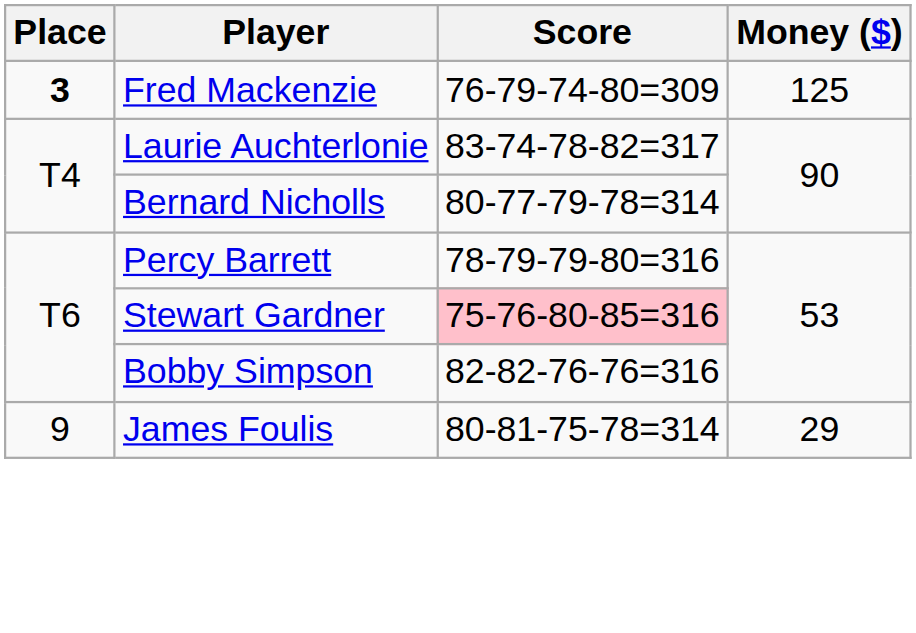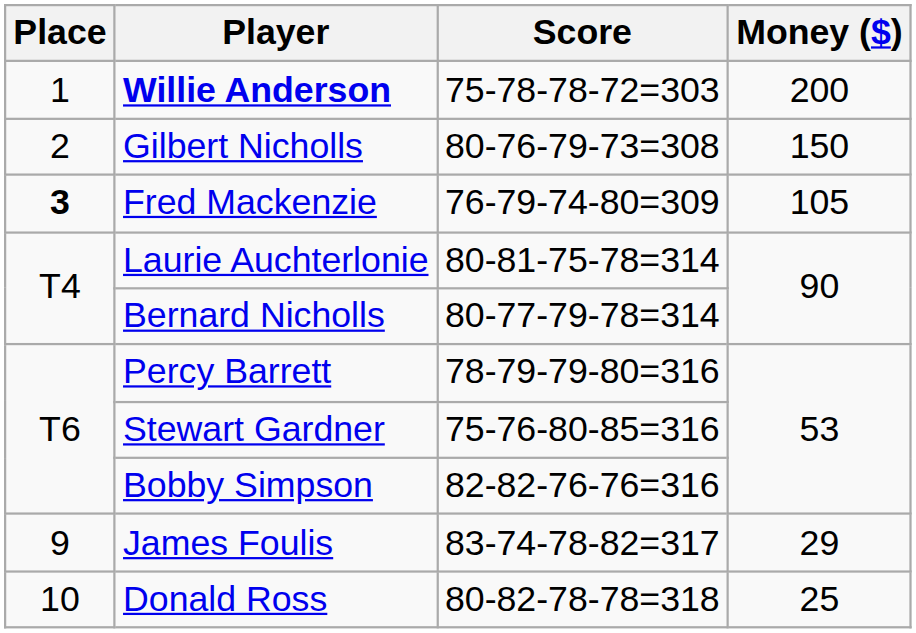+ row: (257, 89)
+ row: (243, 145)
(819, 89) 125 -> (819, 202) 105
(582, 145) 83-74-78-82=317 -> (582, 259) 80-81-75-78=314
(582, 315) pink background -> (582, 428) no background
(582, 428) 80-81-75-78=314 -> (582, 542) 83-74-78-82=317
+ row: (225, 598)
